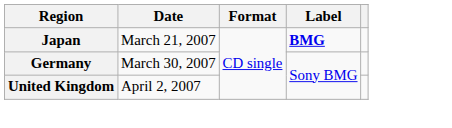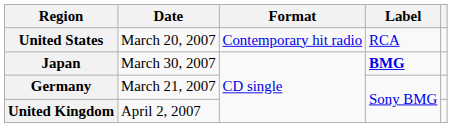+ row: (61, 39)
(168, 39) March 21, 2007 -> (168, 63) March 30, 2007
(168, 63) March 30, 2007 -> (168, 87) March 21, 2007
